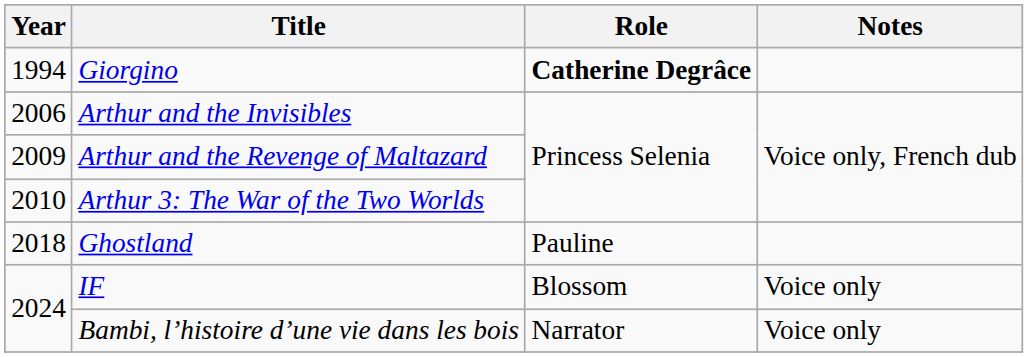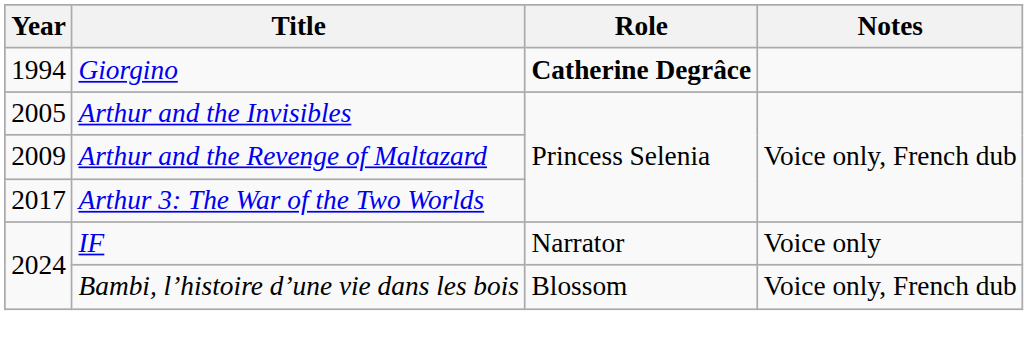(39, 112) 2006 -> (39, 112) 2005
(39, 199) 2010 -> (39, 199) 2017
- row: (135, 243)
(579, 286) Blossom -> (578, 243) Narrator
(578, 329) Narrator -> (579, 286) Blossom
(822, 329) Voice only -> (890, 286) Voice only, French dub
